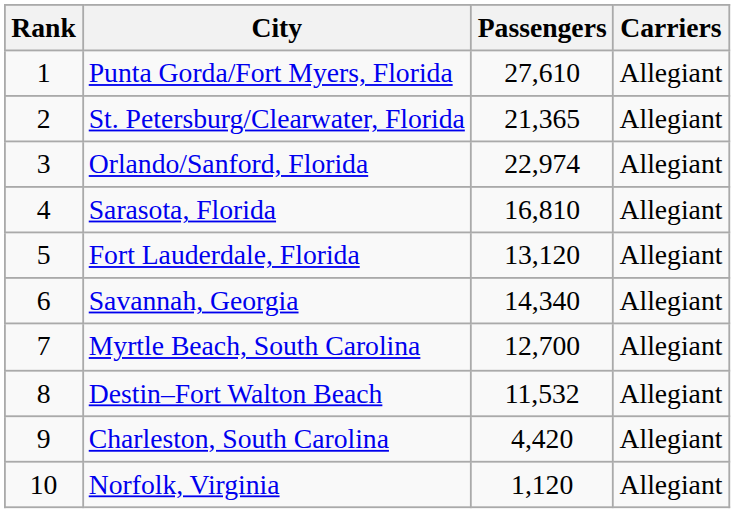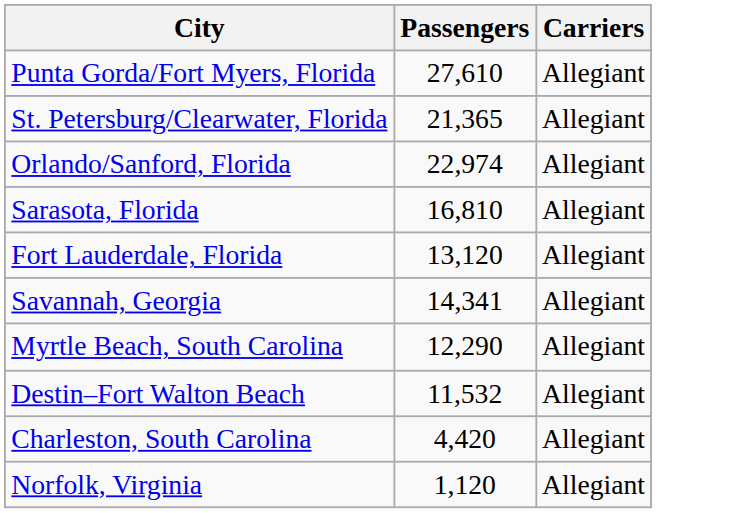- column: (44, 27)
(542, 301) 14,340 -> (465, 301) 14,341
(542, 346) 12,700 -> (465, 346) 12,290
